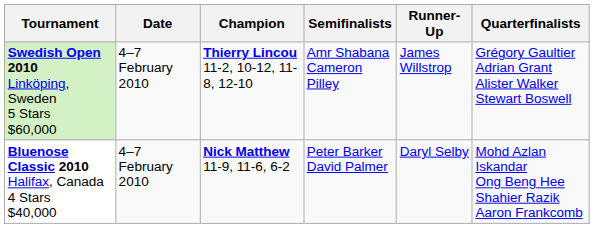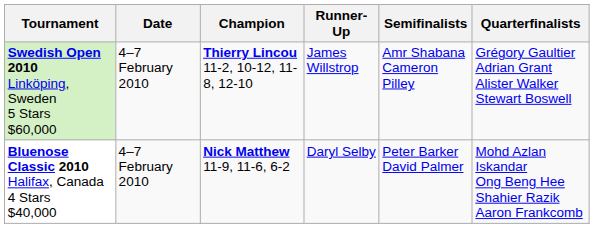columns swapped: (434, 23) <-> (350, 23)
